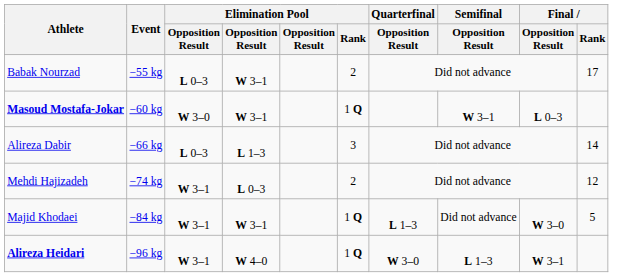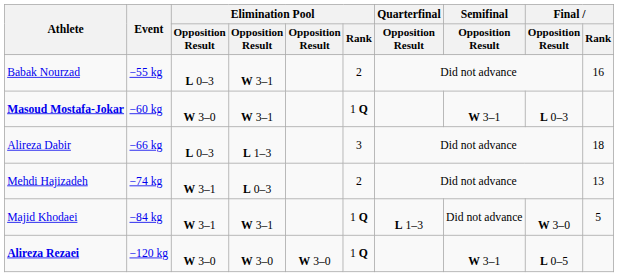(592, 73) 17 -> (598, 73) 16
(592, 145) 14 -> (598, 145) 18
(592, 181) 12 -> (598, 181) 13
- row: (46, 253)
+ row: (43, 253)
